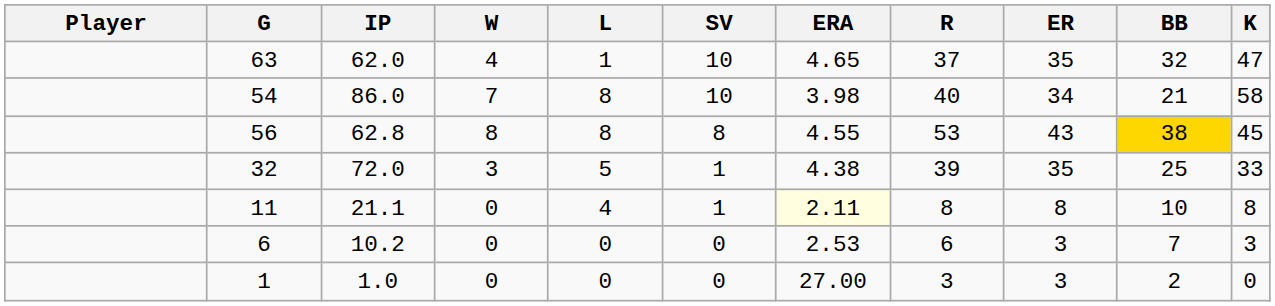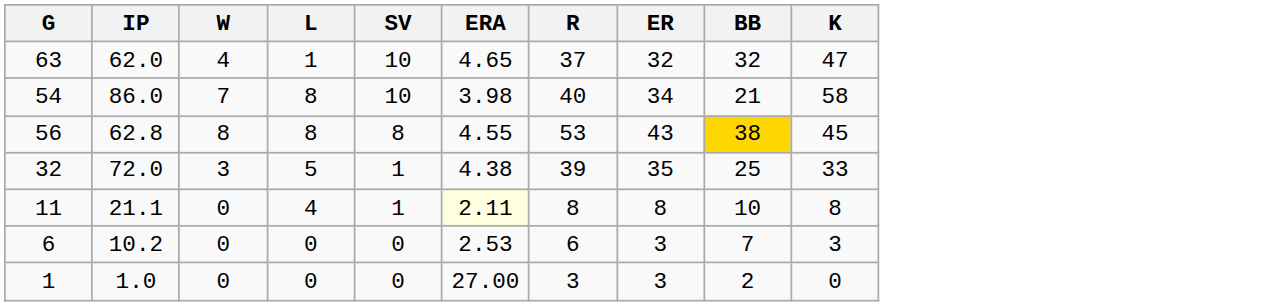- column: (106, 23)
(1060, 60) 35 -> (660, 60) 32
